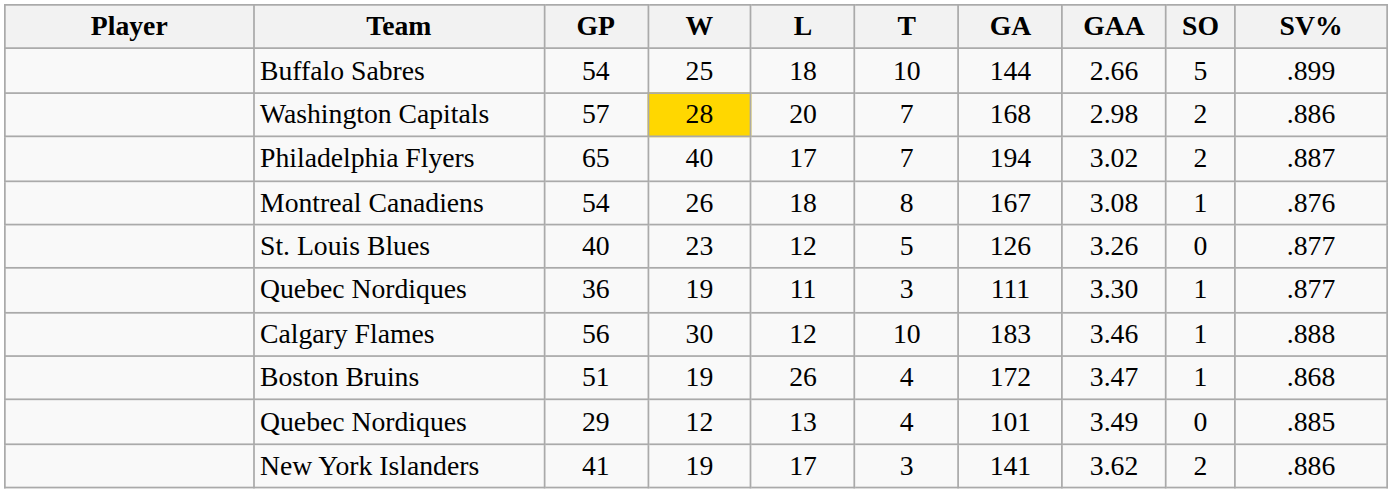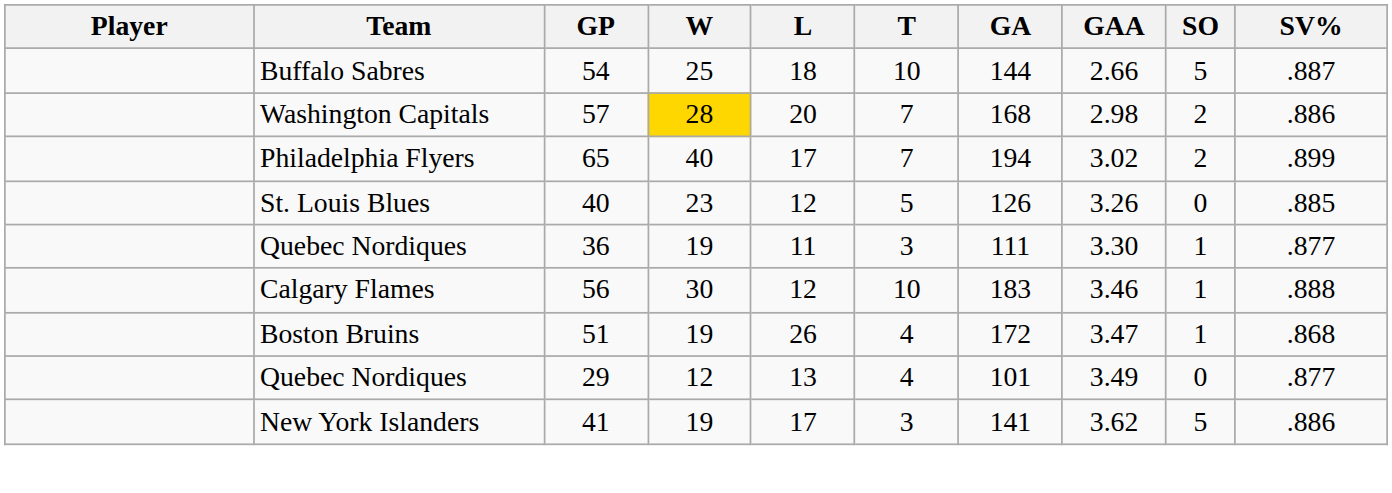(1311, 70) .899 -> (1311, 70) .887
(1311, 158) .887 -> (1311, 158) .899
- row: (372, 202)
(1311, 245) .877 -> (1311, 202) .885
(1311, 421) .885 -> (1311, 377) .877
(1200, 465) 2 -> (1200, 421) 5
